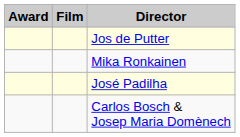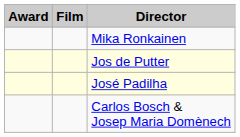rows swapped: (130, 39) <-> (139, 61)
